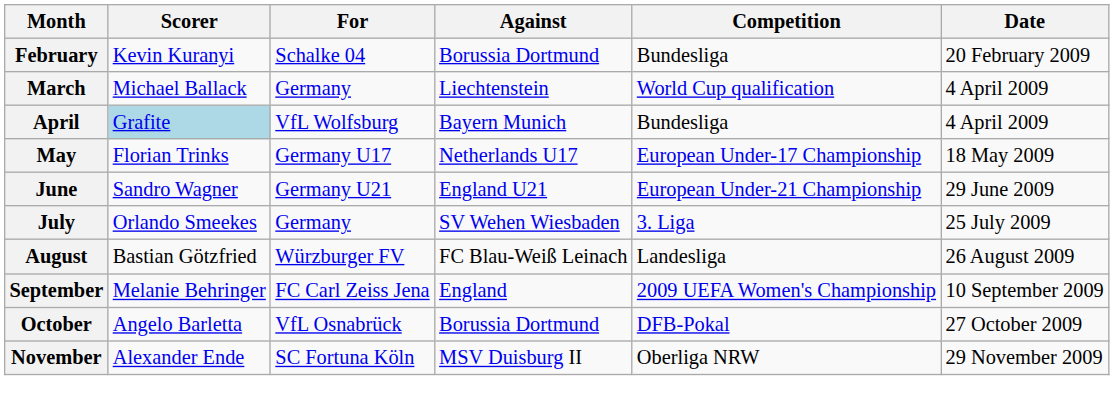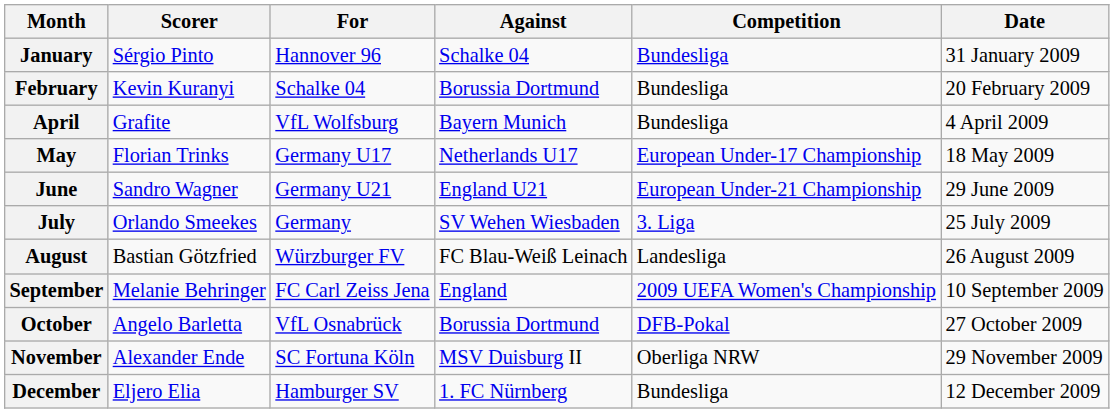+ row: (56, 55)
- row: (56, 88)
(142, 122) lightblue background -> (142, 122) no background
+ row: (56, 390)
